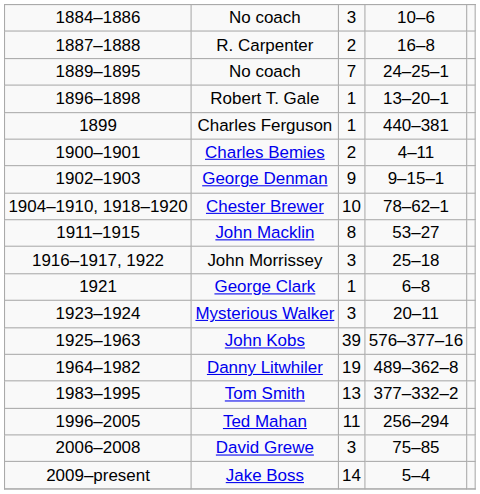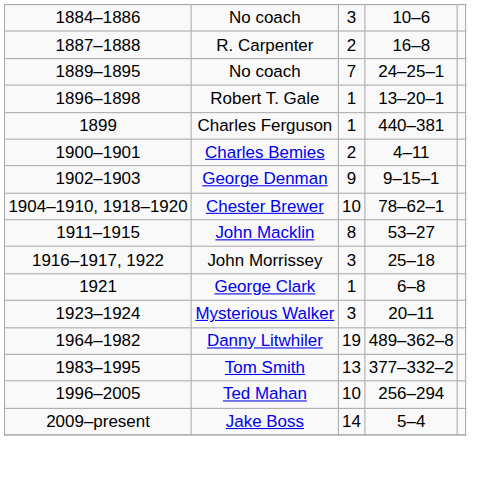- row: (98, 340)
(352, 421) 11 -> (352, 394) 10
- row: (98, 448)
